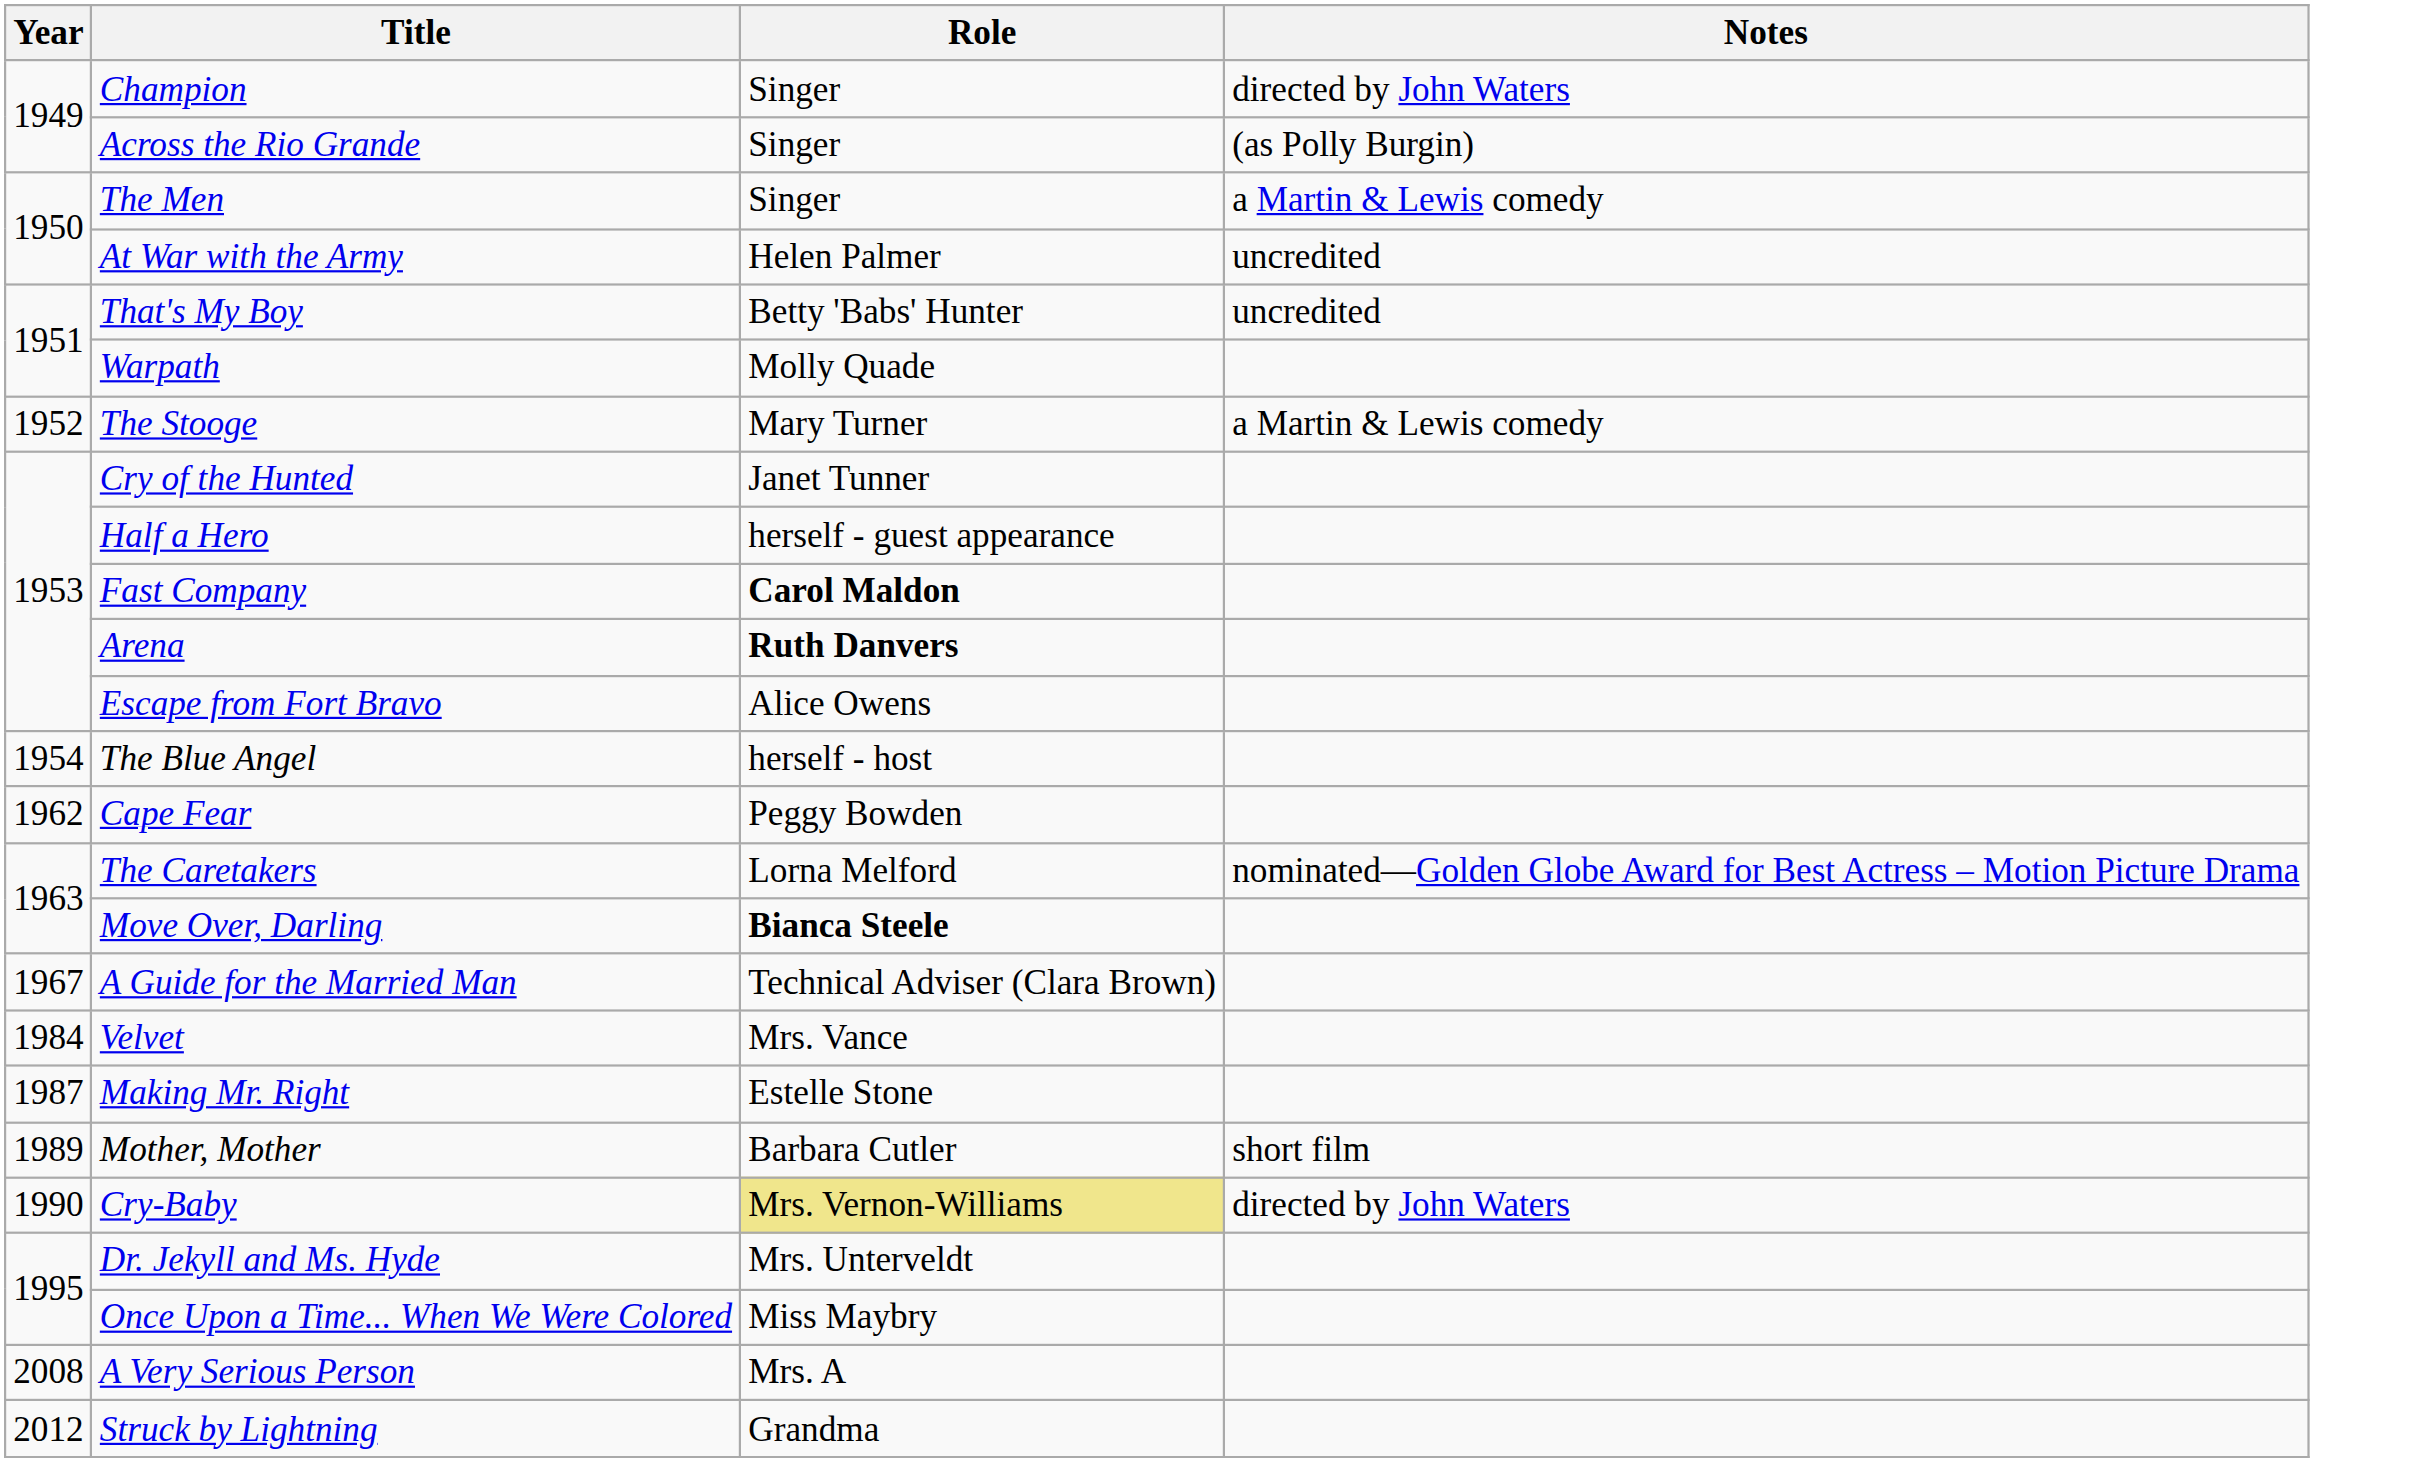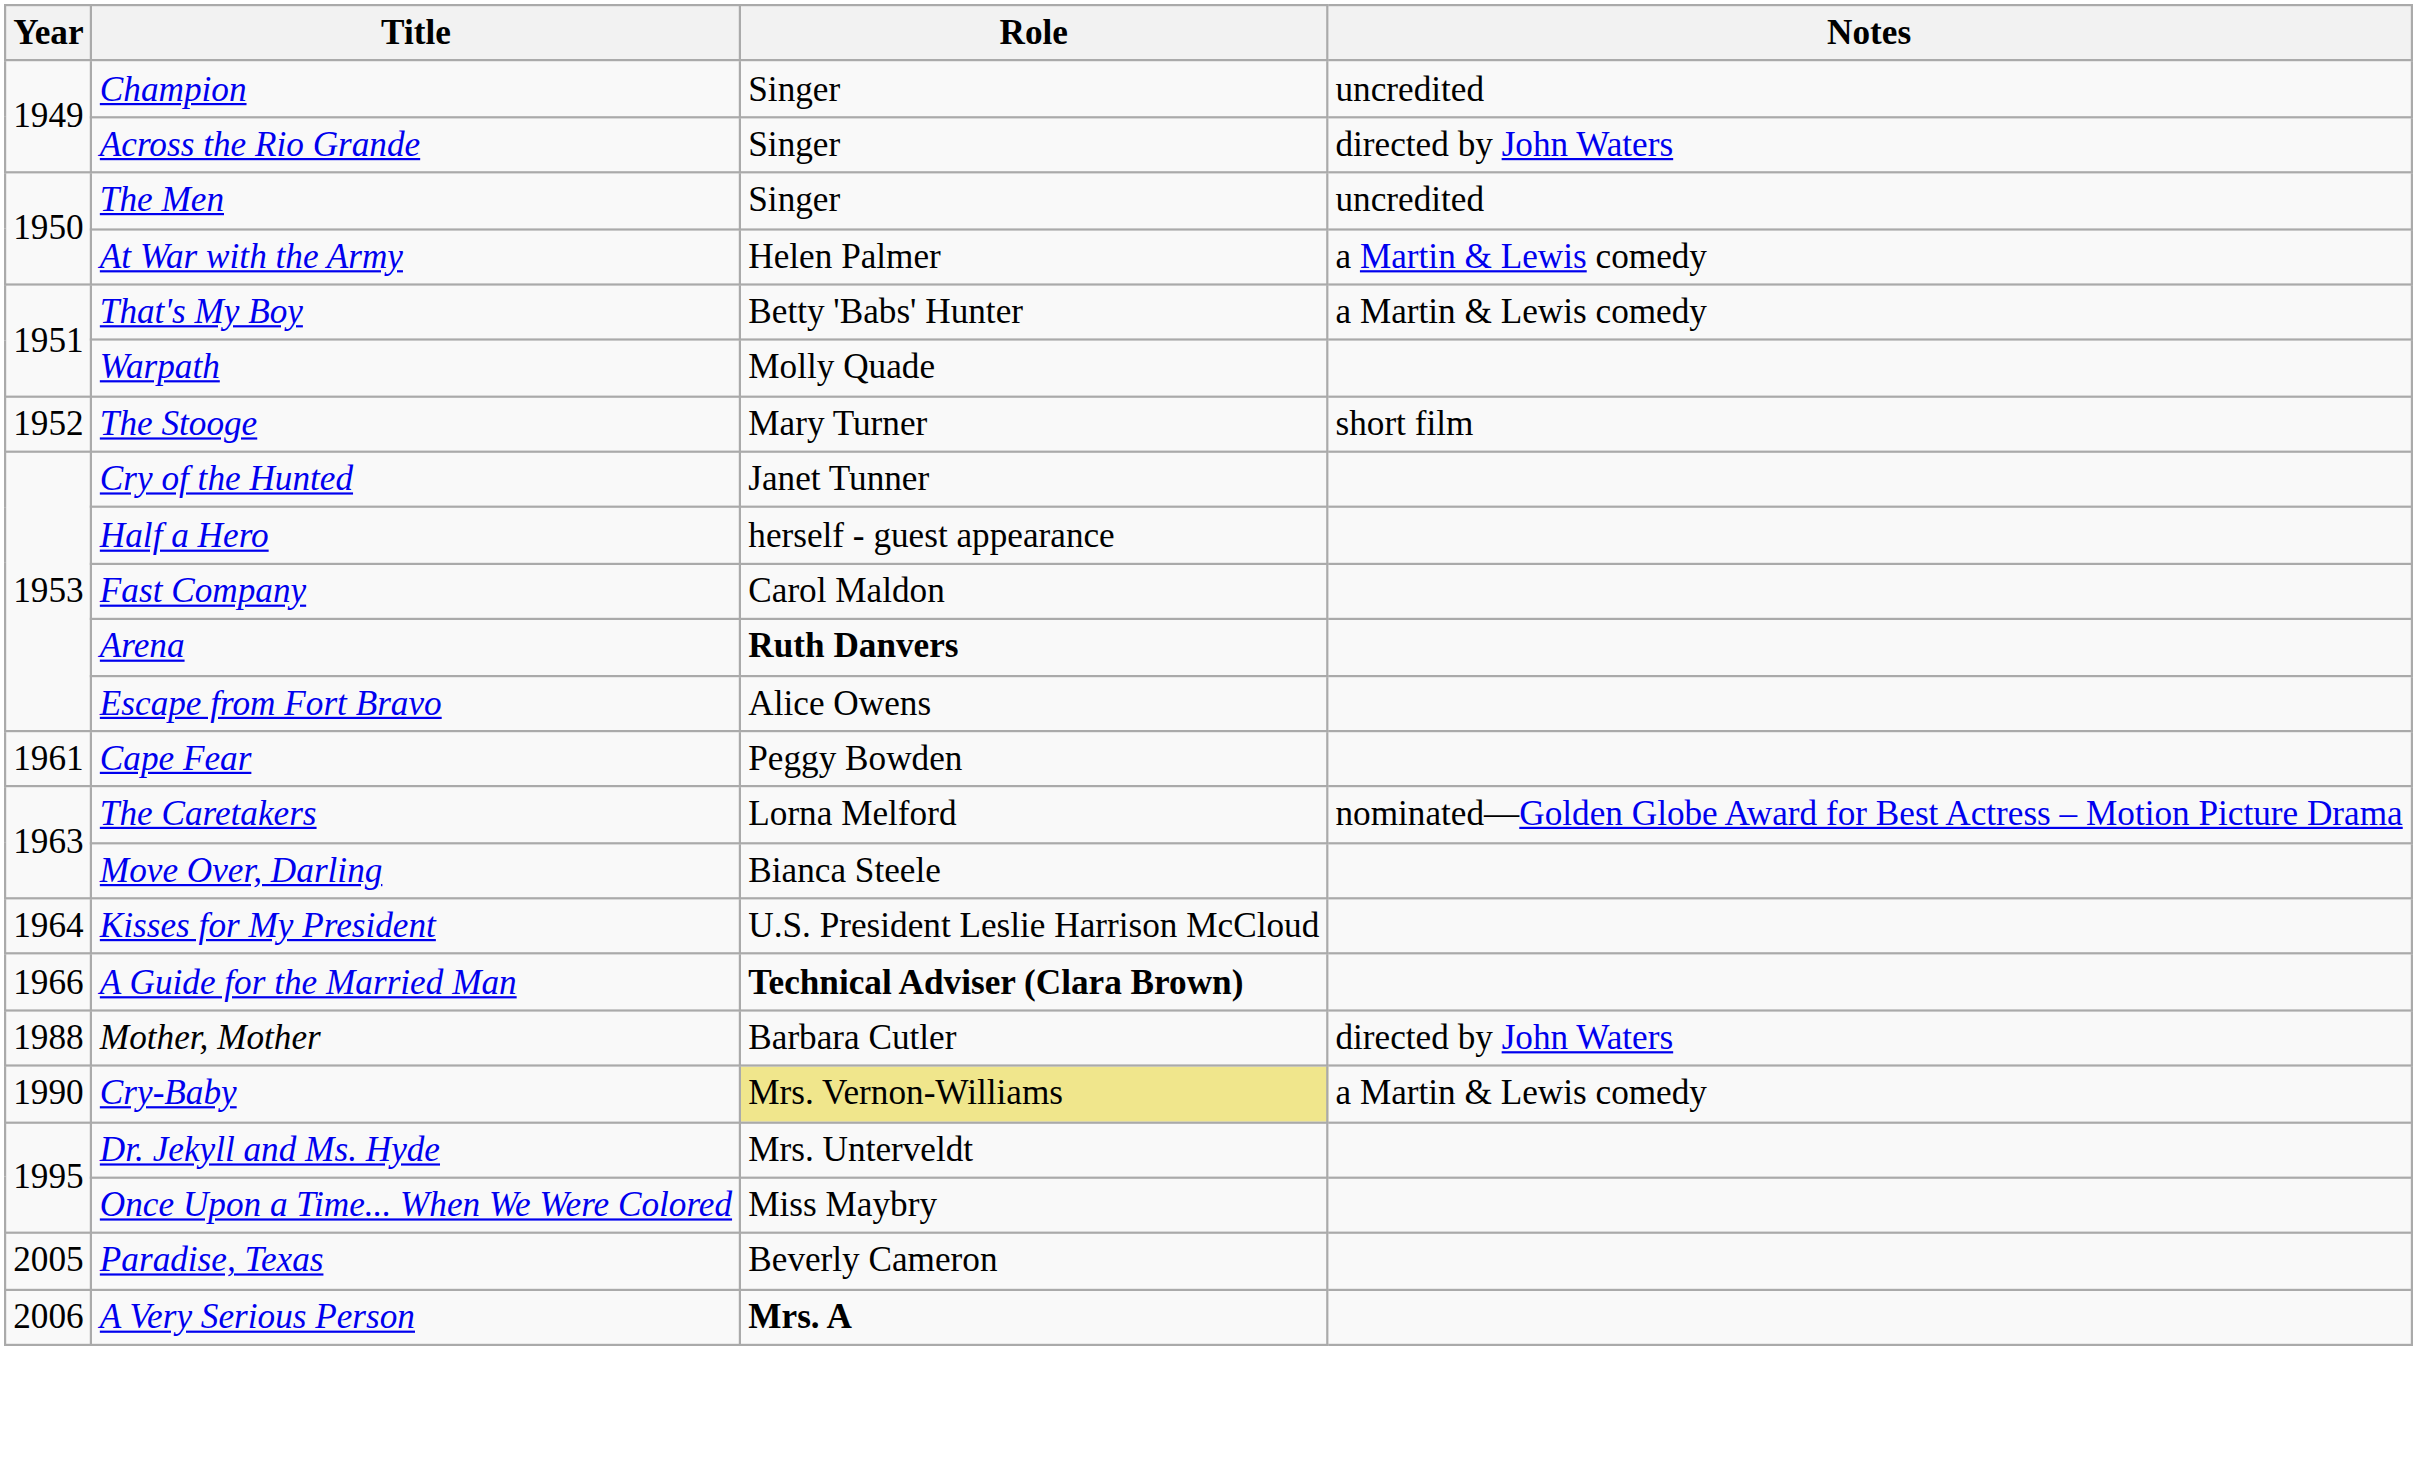(1401, 88) directed by John Waters -> (1410, 88) uncredited
(1353, 144) (as Polly Burgin) -> (1504, 144) directed by John Waters
(1418, 199) a Martin & Lewis comedy -> (1410, 199) uncredited
(1307, 255) uncredited -> (1521, 255) a Martin & Lewis comedy
(1307, 311) uncredited -> (1521, 311) a Martin & Lewis comedy
(1418, 423) a Martin & Lewis comedy -> (1404, 423) short film
(854, 590) bold -> (847, 590) normal
- row: (208, 758)
(48, 813) 1962 -> (48, 758) 1961
(848, 925) bold -> (845, 869) normal
+ row: (268, 925)
(48, 981) 1967 -> (48, 981) 1966
(982, 981) normal -> (996, 981) bold
- row: (142, 1037)
- row: (224, 1093)
(48, 1148) 1989 -> (48, 1037) 1988
(1301, 1148) short film -> (1504, 1037) directed by John Waters
(1401, 1204) directed by John Waters -> (1521, 1093) a Martin & Lewis comedy
+ row: (212, 1260)
(48, 1372) 2008 -> (48, 1316) 2006
(797, 1372) normal -> (800, 1316) bold
- row: (239, 1428)
